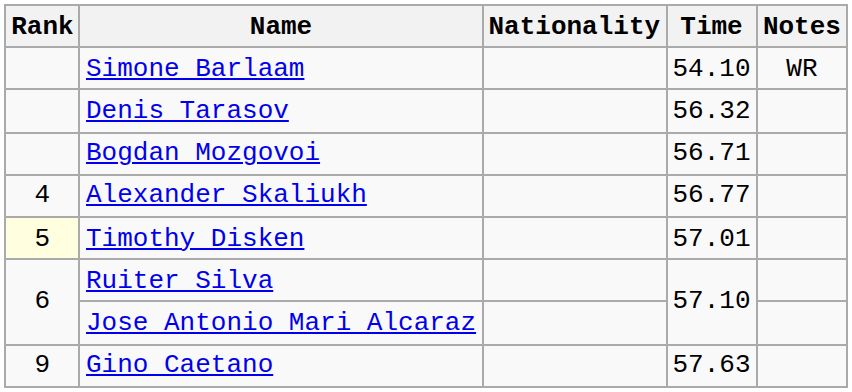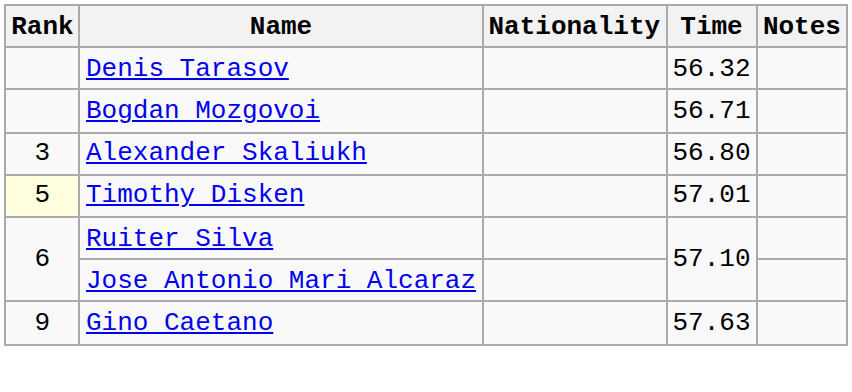- row: (195, 69)
(42, 196) 4 -> (42, 153) 3
(712, 196) 56.77 -> (712, 153) 56.80
